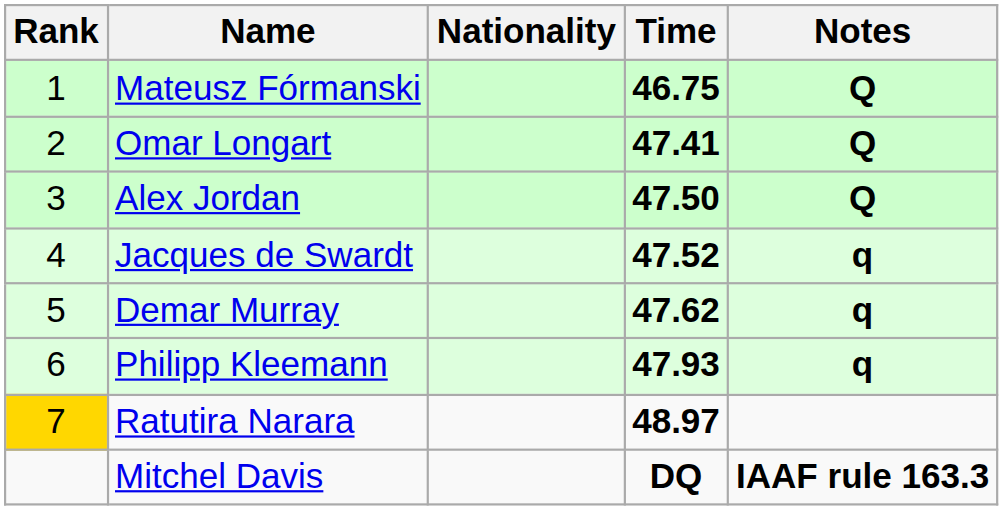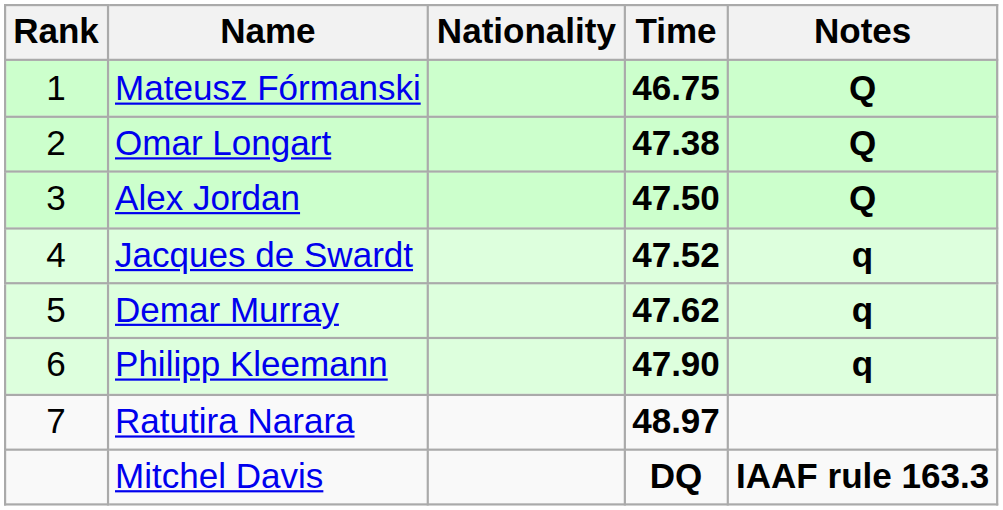(676, 143) 47.41 -> (676, 143) 47.38
(676, 365) 47.93 -> (676, 365) 47.90
(56, 421) gold background -> (56, 421) no background
